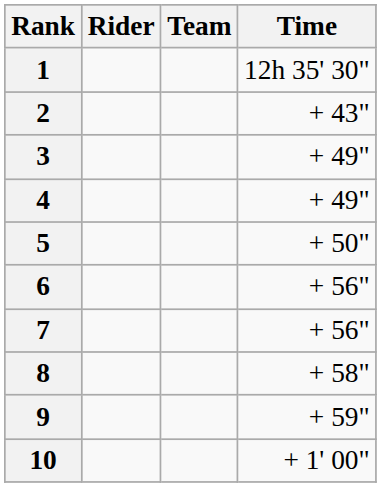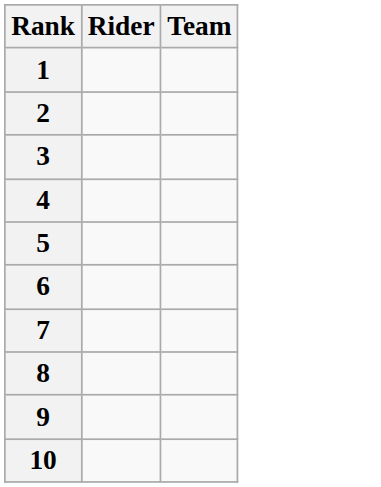- column: (307, 26)
